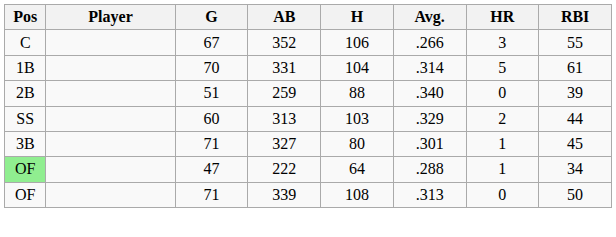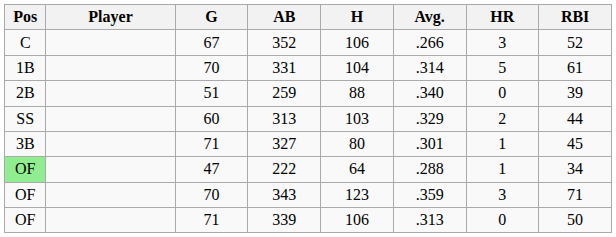(575, 42) 55 -> (575, 42) 52
+ row: (284, 194)
(357, 194) 108 -> (357, 220) 106
